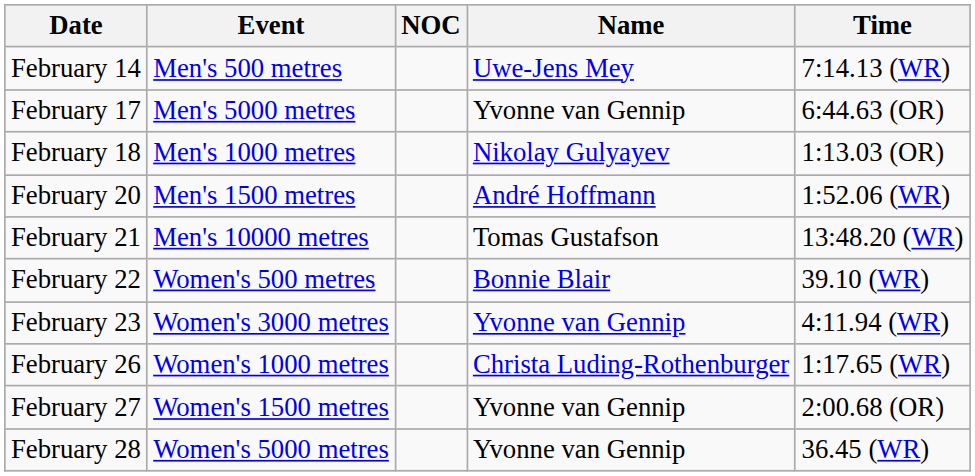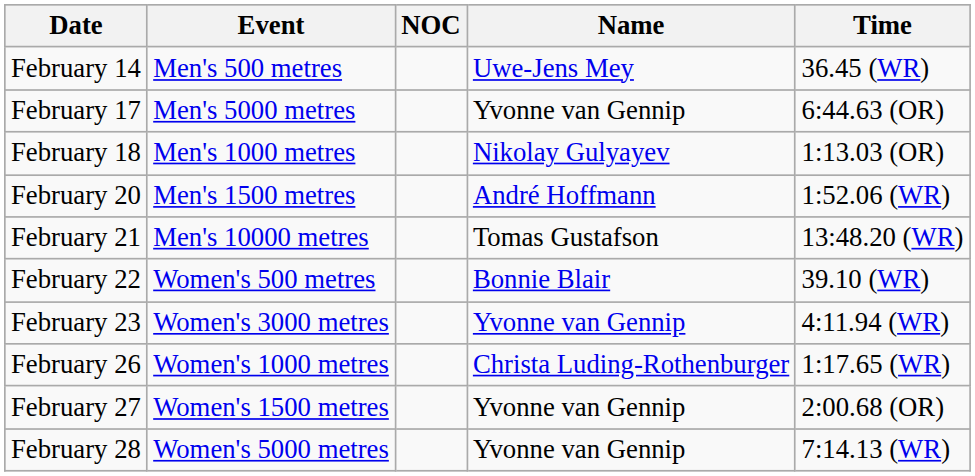(876, 68) 7:14.13 (WR) -> (865, 68) 36.45 (WR)
(865, 449) 36.45 (WR) -> (876, 449) 7:14.13 (WR)
